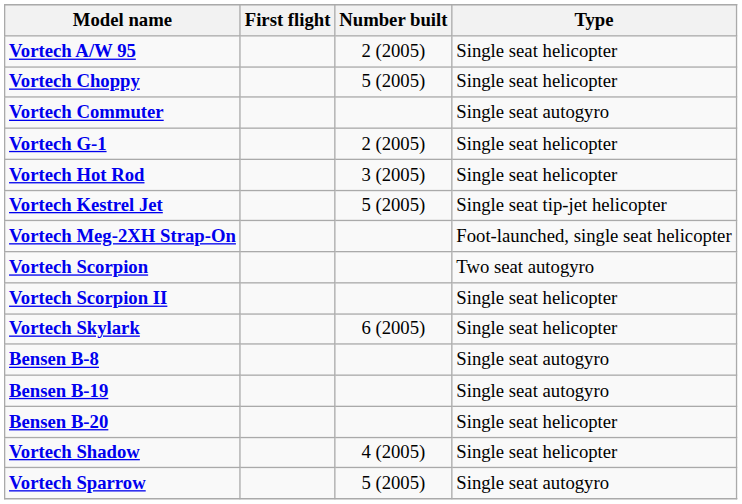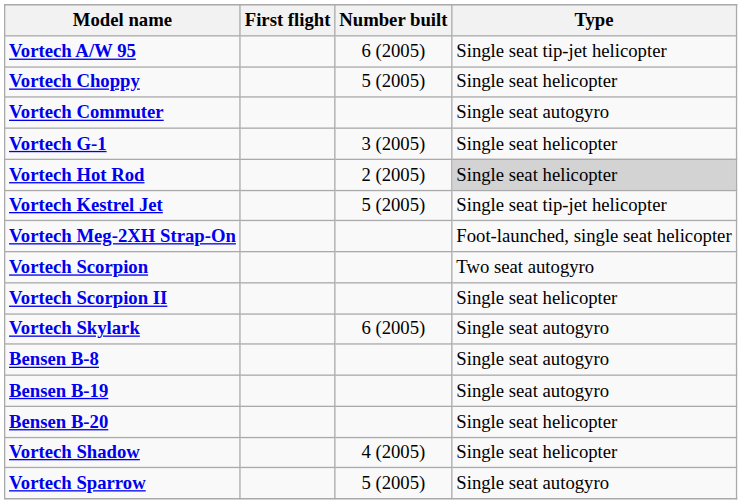(393, 51) 2 (2005) -> (393, 51) 6 (2005)
(537, 51) Single seat helicopter -> (561, 51) Single seat tip-jet helicopter
(393, 143) 2 (2005) -> (393, 143) 3 (2005)
(393, 174) 3 (2005) -> (393, 174) 2 (2005)
(537, 174) no background -> (537, 174) lightgrey background
(537, 329) Single seat helicopter -> (533, 329) Single seat autogyro
